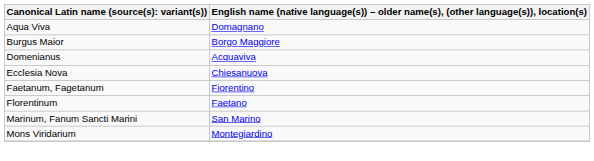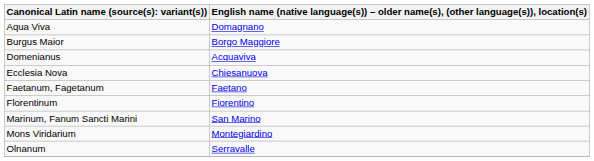(233, 88) Fiorentino -> (229, 88) Faetano
(229, 103) Faetano -> (233, 103) Fiorentino
+ row: (26, 149)
